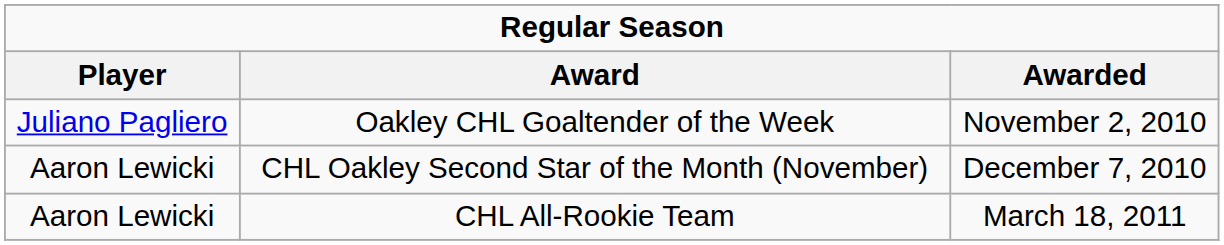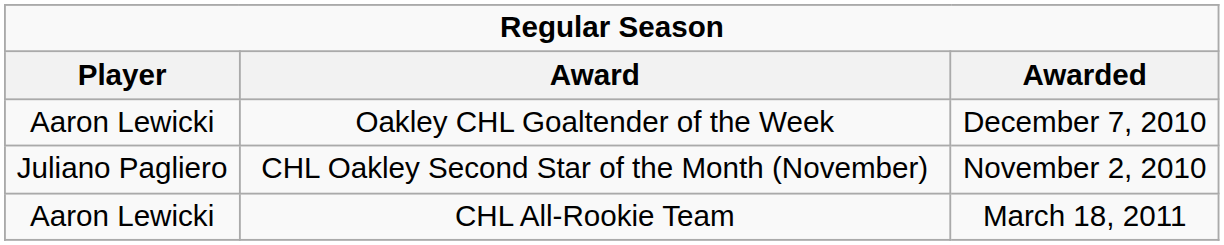(122, 121) Juliano Pagliero -> (122, 121) Aaron Lewicki
(1085, 121) November 2, 2010 -> (1085, 121) December 7, 2010
(122, 168) Aaron Lewicki -> (122, 168) Juliano Pagliero
(1085, 168) December 7, 2010 -> (1085, 168) November 2, 2010
